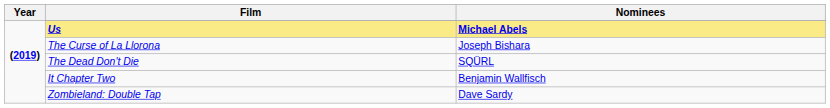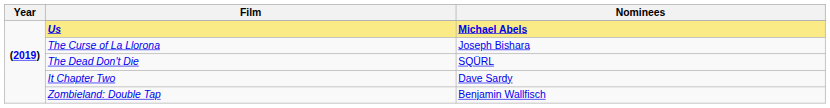(502, 78) Benjamin Wallfisch -> (485, 78) Dave Sardy
(485, 95) Dave Sardy -> (502, 95) Benjamin Wallfisch
